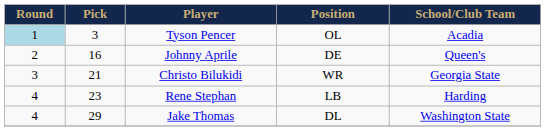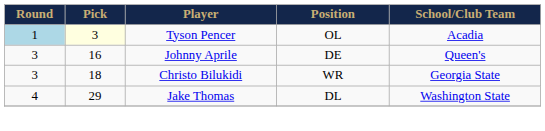(95, 34) no background -> (95, 34) lightyellow background
(35, 55) 2 -> (35, 55) 3
(95, 75) 21 -> (95, 75) 18
- row: (201, 95)
